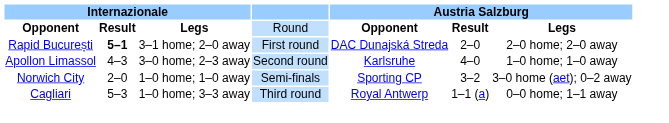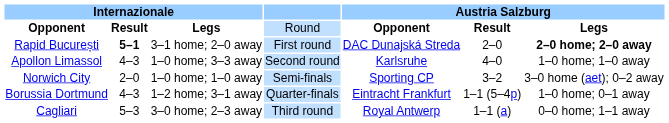(562, 45) normal -> (594, 45) bold
(194, 61) 3–0 home; 2–3 away -> (206, 61) 1–0 home; 3–3 away
+ row: (57, 94)
(194, 94) 1–0 home; 3–3 away -> (206, 111) 3–0 home; 2–3 away
